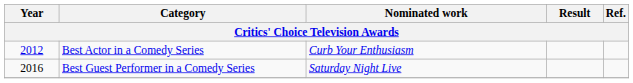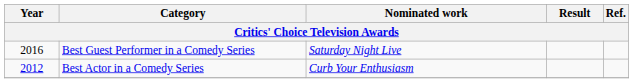rows swapped: (133, 50) <-> (158, 68)
